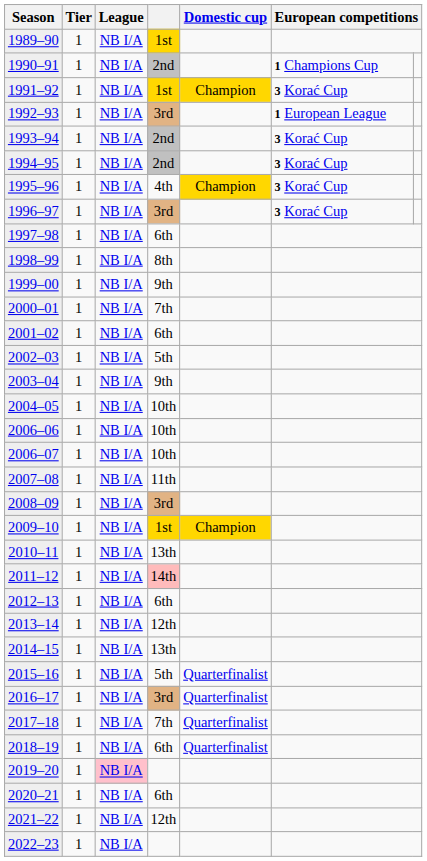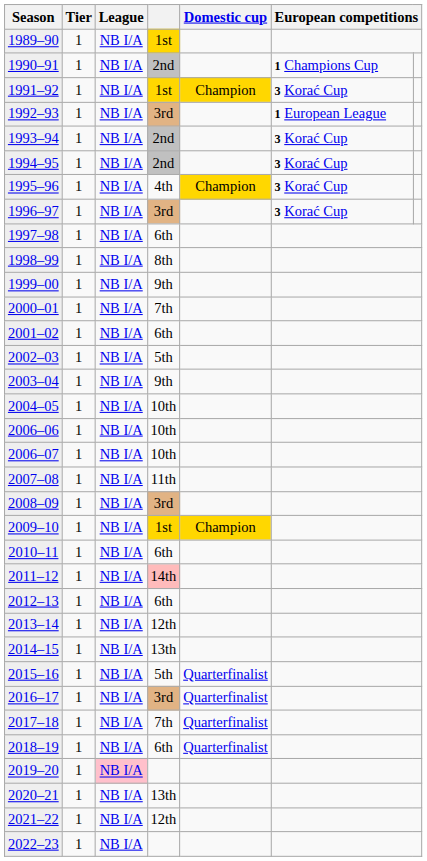(163, 552) 13th -> (163, 552) 6th
(163, 795) 6th -> (163, 795) 13th
